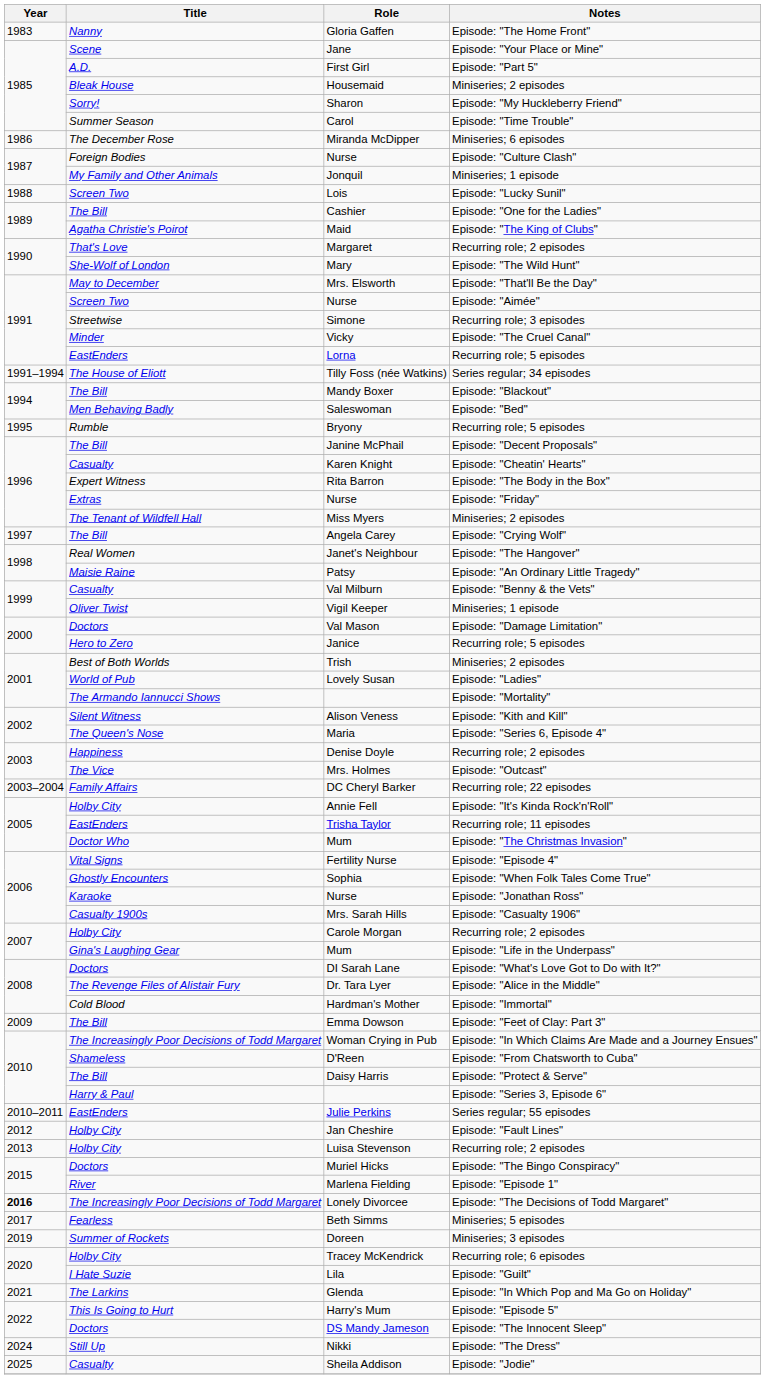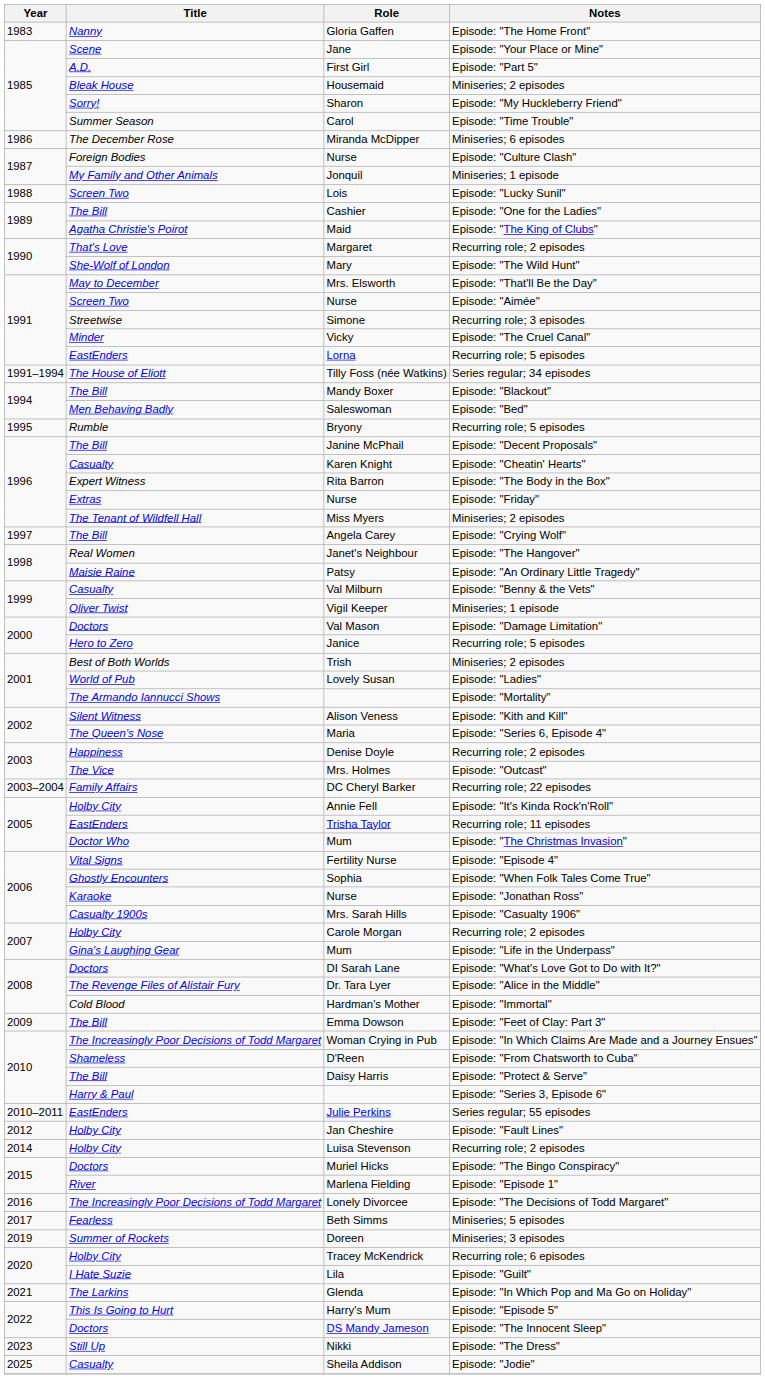(20, 1148) 2013 -> (20, 1148) 2014
(20, 1202) bold -> (20, 1202) normal
(20, 1346) 2024 -> (20, 1346) 2023
